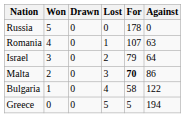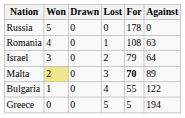(134, 43) 107 -> (134, 43) 108
(49, 74) no background -> (49, 74) khaki background
(151, 74) 86 -> (151, 74) 89
(131, 89) 58 -> (131, 89) 55
